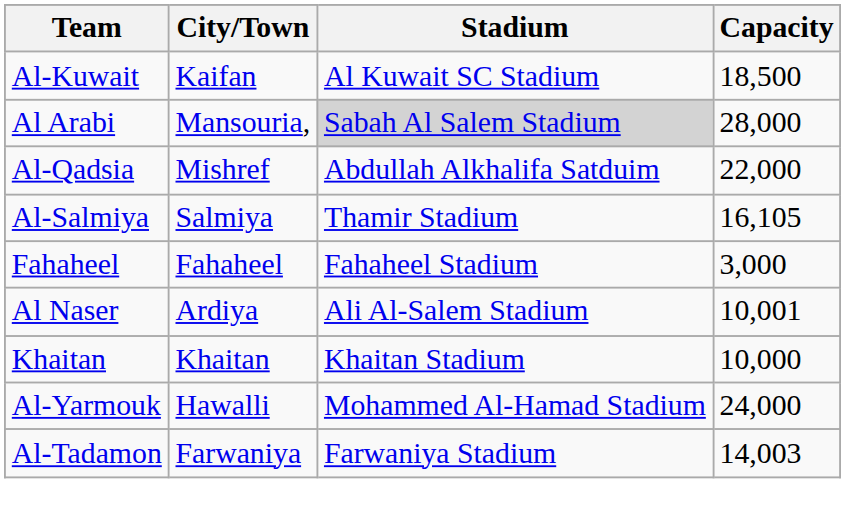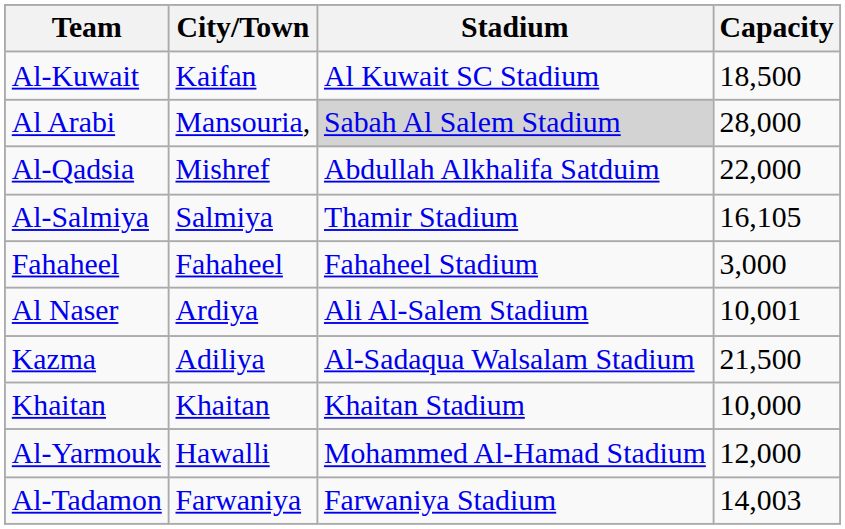+ row: (54, 358)
(760, 405) 24,000 -> (760, 452) 12,000
